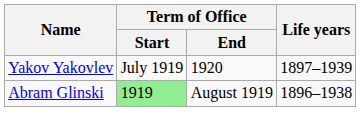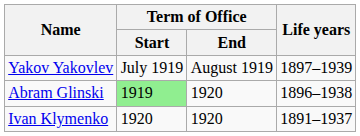(207, 67) 1920 -> (232, 67) August 1919
(232, 93) August 1919 -> (207, 93) 1920
+ row: (58, 118)
